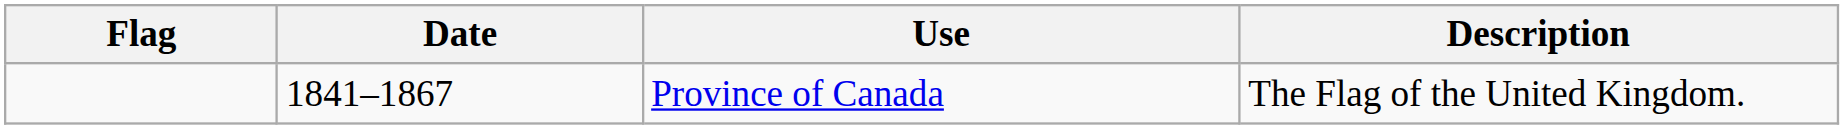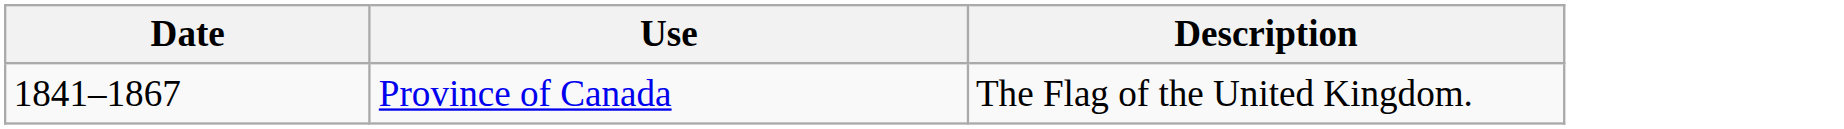- column: (141, 33)
